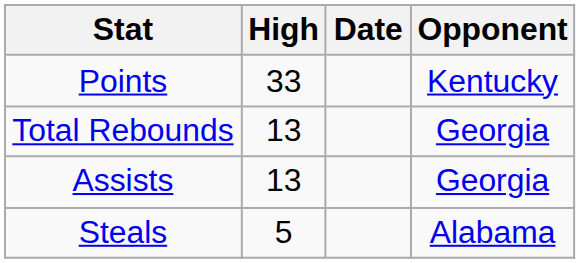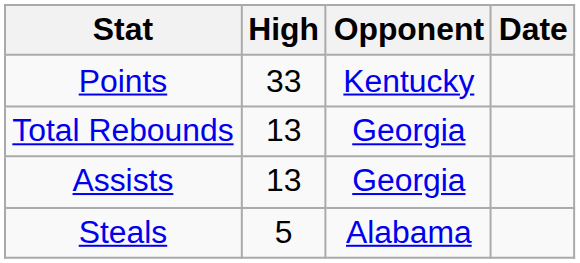columns swapped: (493, 29) <-> (368, 29)
